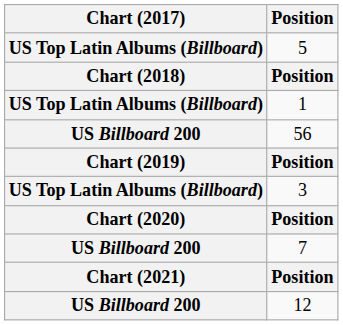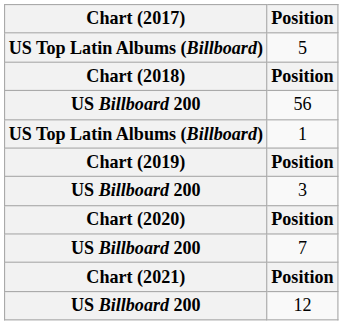rows swapped: (302, 133) <-> (302, 104)
(136, 190) US Top Latin Albums (Billboard) -> (136, 190) US Billboard 200
